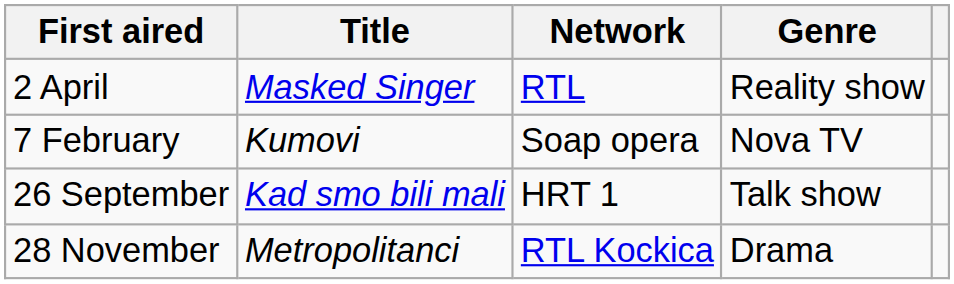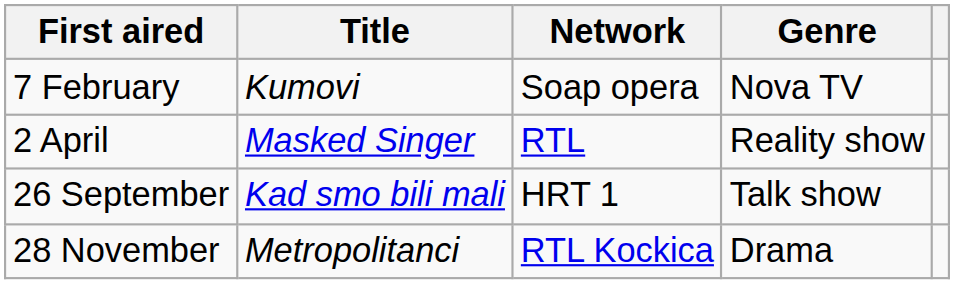rows swapped: (96, 140) <-> (61, 86)
